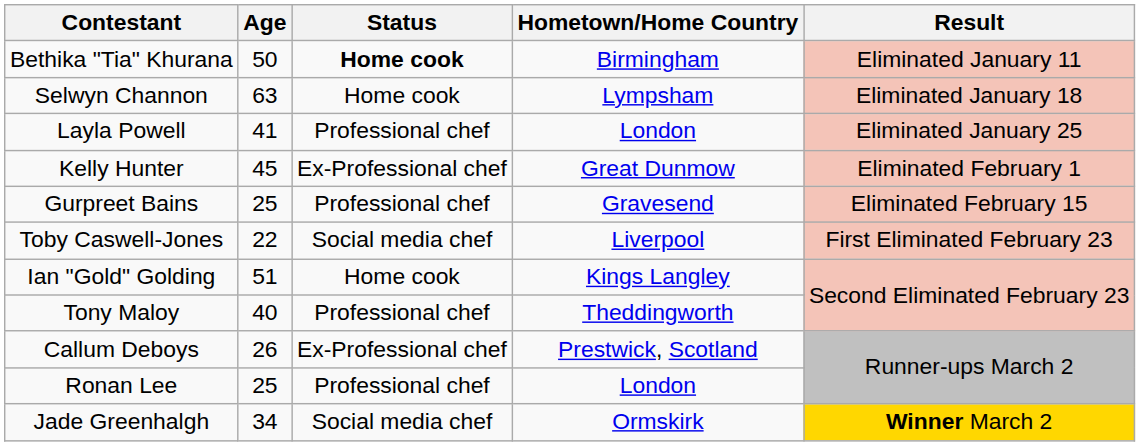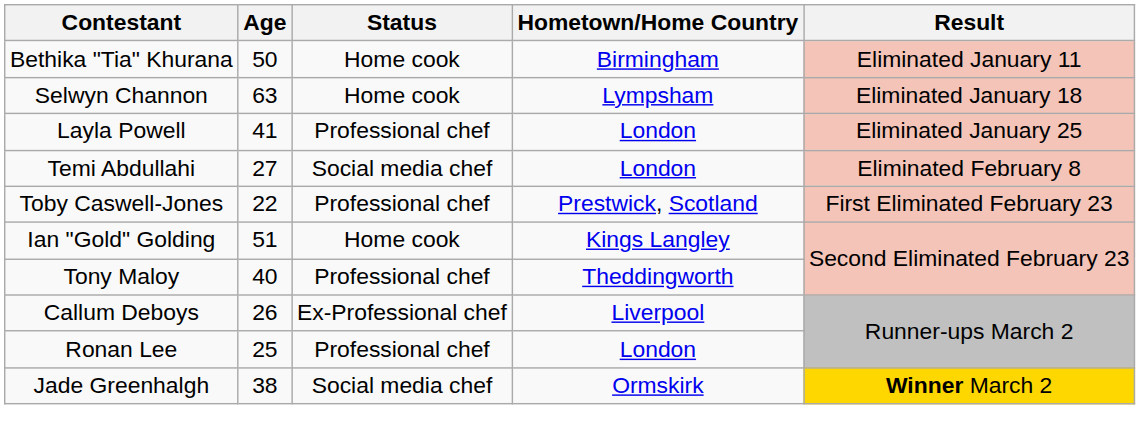(402, 58) bold -> (402, 58) normal
- row: (121, 167)
+ row: (121, 167)
- row: (121, 204)
(402, 240) Social media chef -> (402, 204) Professional chef
(658, 240) Liverpool -> (658, 204) Prestwick, Scotland
(658, 349) Prestwick, Scotland -> (658, 312) Liverpool
(265, 421) 34 -> (265, 385) 38
